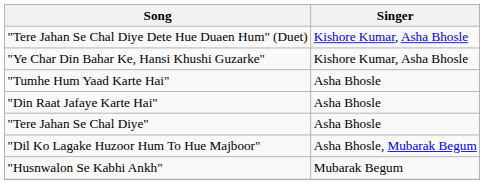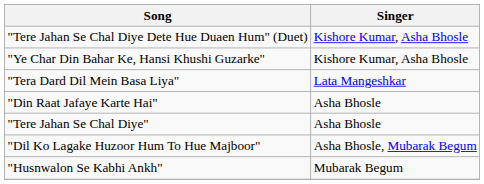+ row: (93, 81)
- row: (88, 81)
